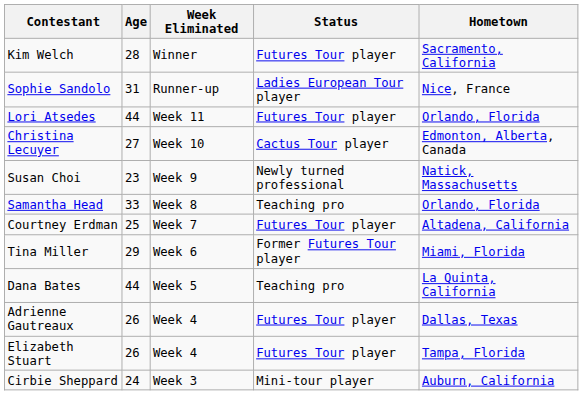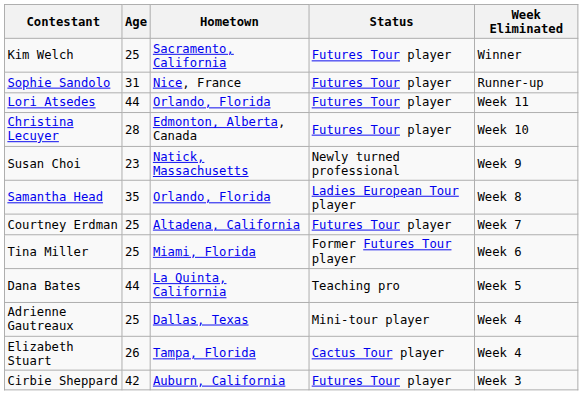columns swapped: (498, 21) <-> (202, 21)
(132, 55) 28 -> (132, 55) 25
(330, 90) Ladies European Tour player -> (382, 82) Futures Tour player
(132, 143) 27 -> (132, 129) 28
(322, 143) Cactus Tour player -> (382, 129) Futures Tour player
(132, 204) 33 -> (132, 197) 35
(300, 204) Teaching pro -> (385, 197) Ladies European Tour player
(132, 251) 29 -> (132, 251) 25
(132, 319) 26 -> (132, 319) 25
(326, 319) Futures Tour player -> (371, 319) Mini-tour player
(326, 353) Futures Tour player -> (378, 353) Cactus Tour player
(132, 380) 24 -> (132, 380) 42
(315, 380) Mini-tour player -> (382, 380) Futures Tour player
